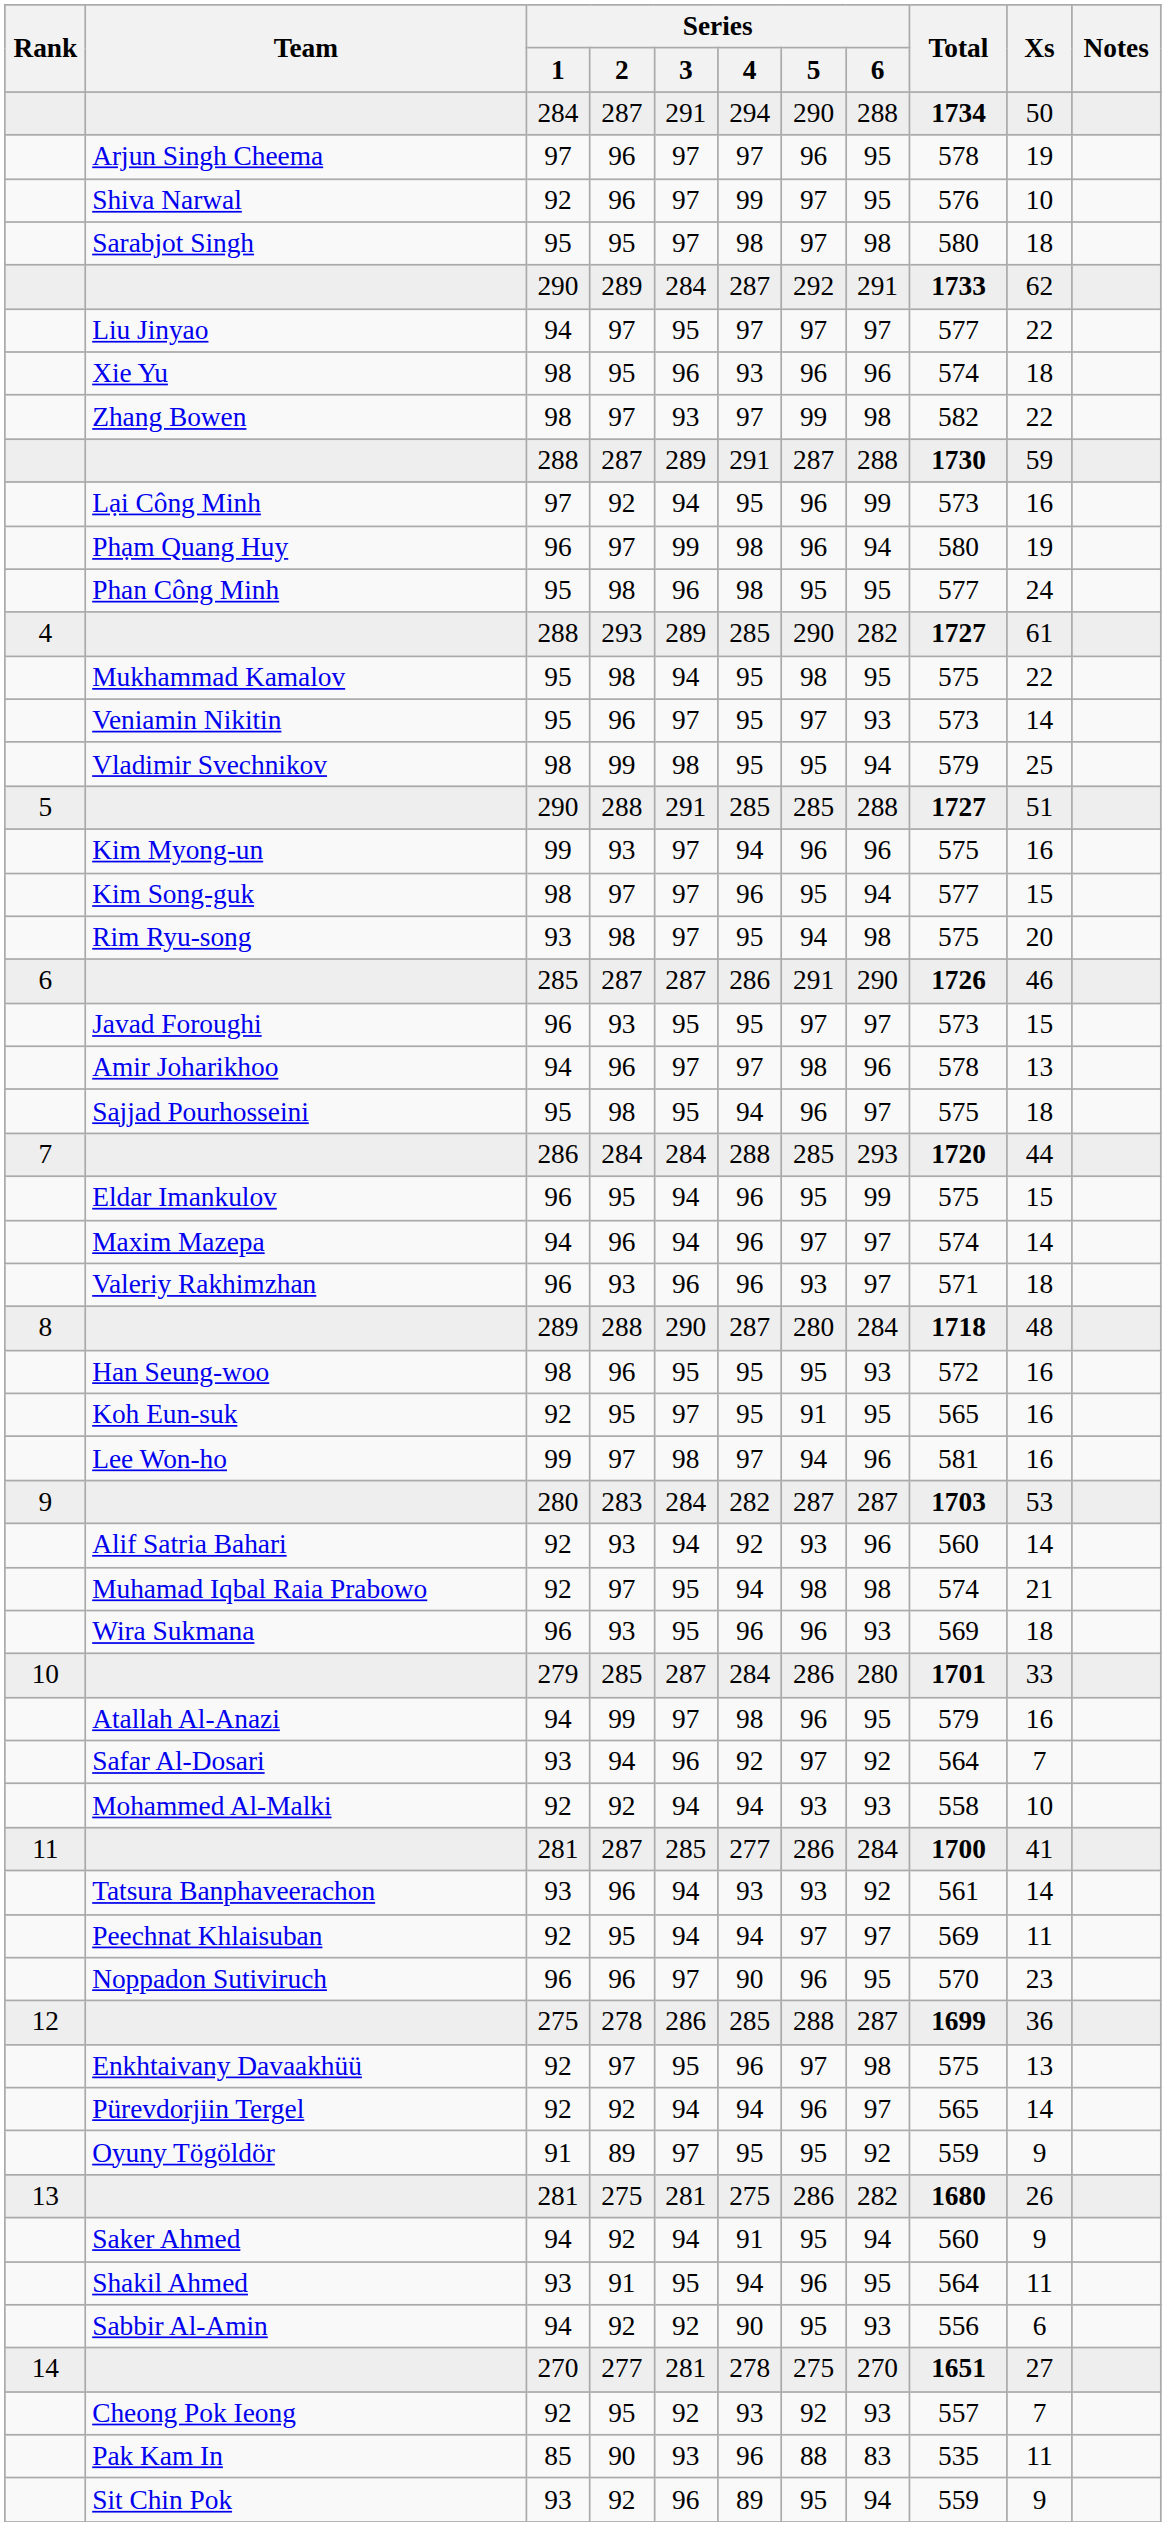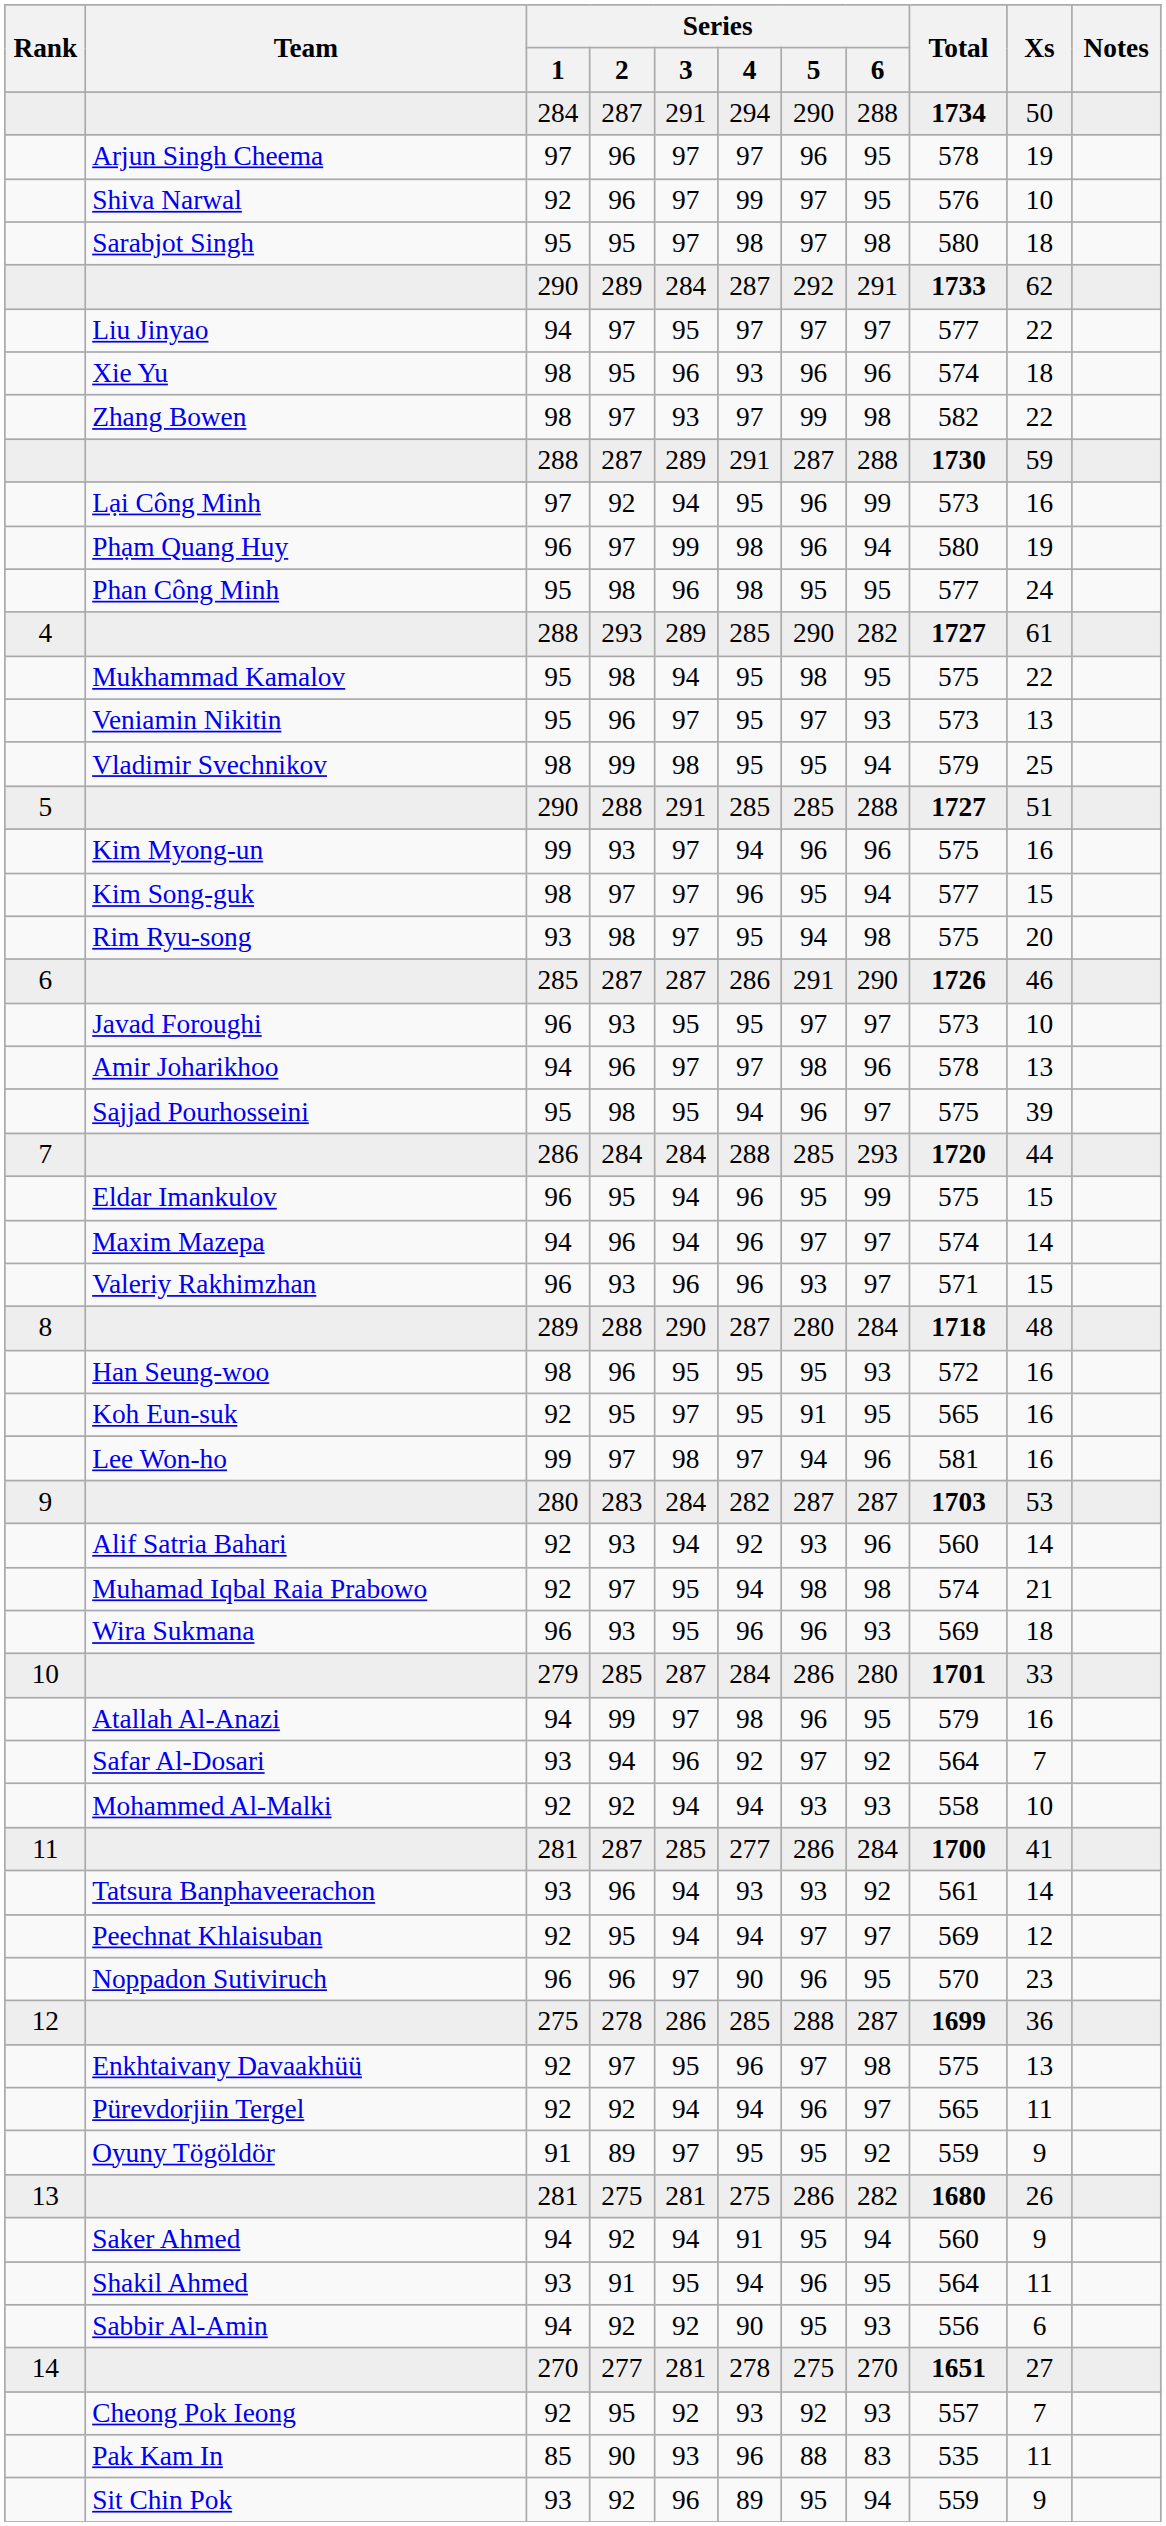(1040, 720) 14 -> (1040, 720) 13
(1040, 1024) 15 -> (1040, 1024) 10
(1040, 1110) 18 -> (1040, 1110) 39
(1040, 1284) 18 -> (1040, 1284) 15
(1040, 1935) 11 -> (1040, 1935) 12
(1040, 2108) 14 -> (1040, 2108) 11
